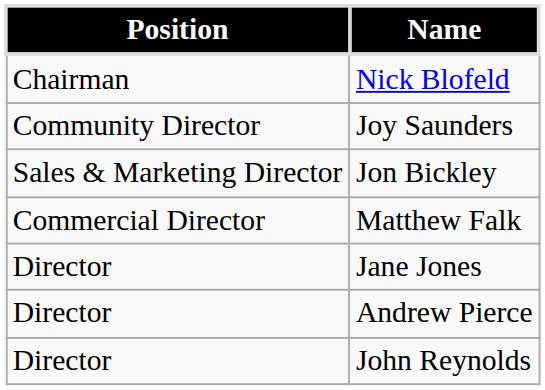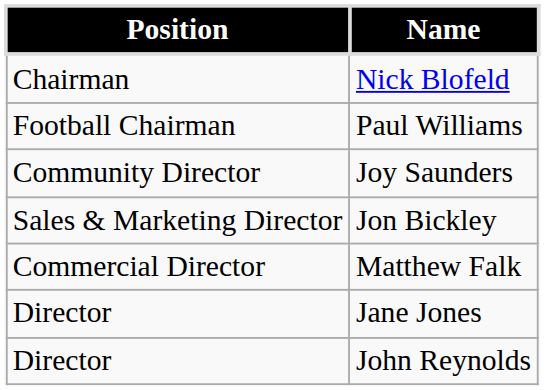+ row: (439, 125)
- row: (444, 313)
